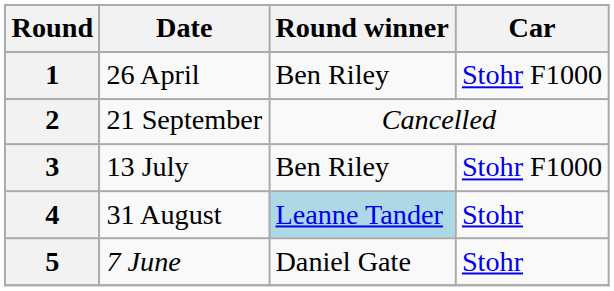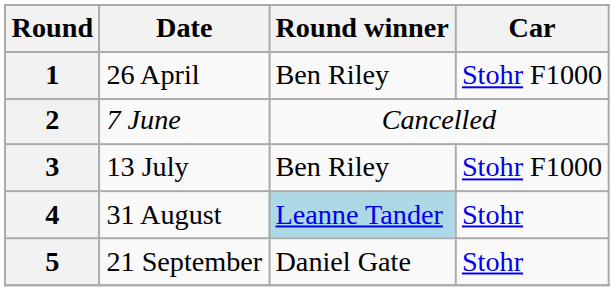(184, 121) 21 September -> (144, 121) 7 June
(144, 260) 7 June -> (184, 260) 21 September
